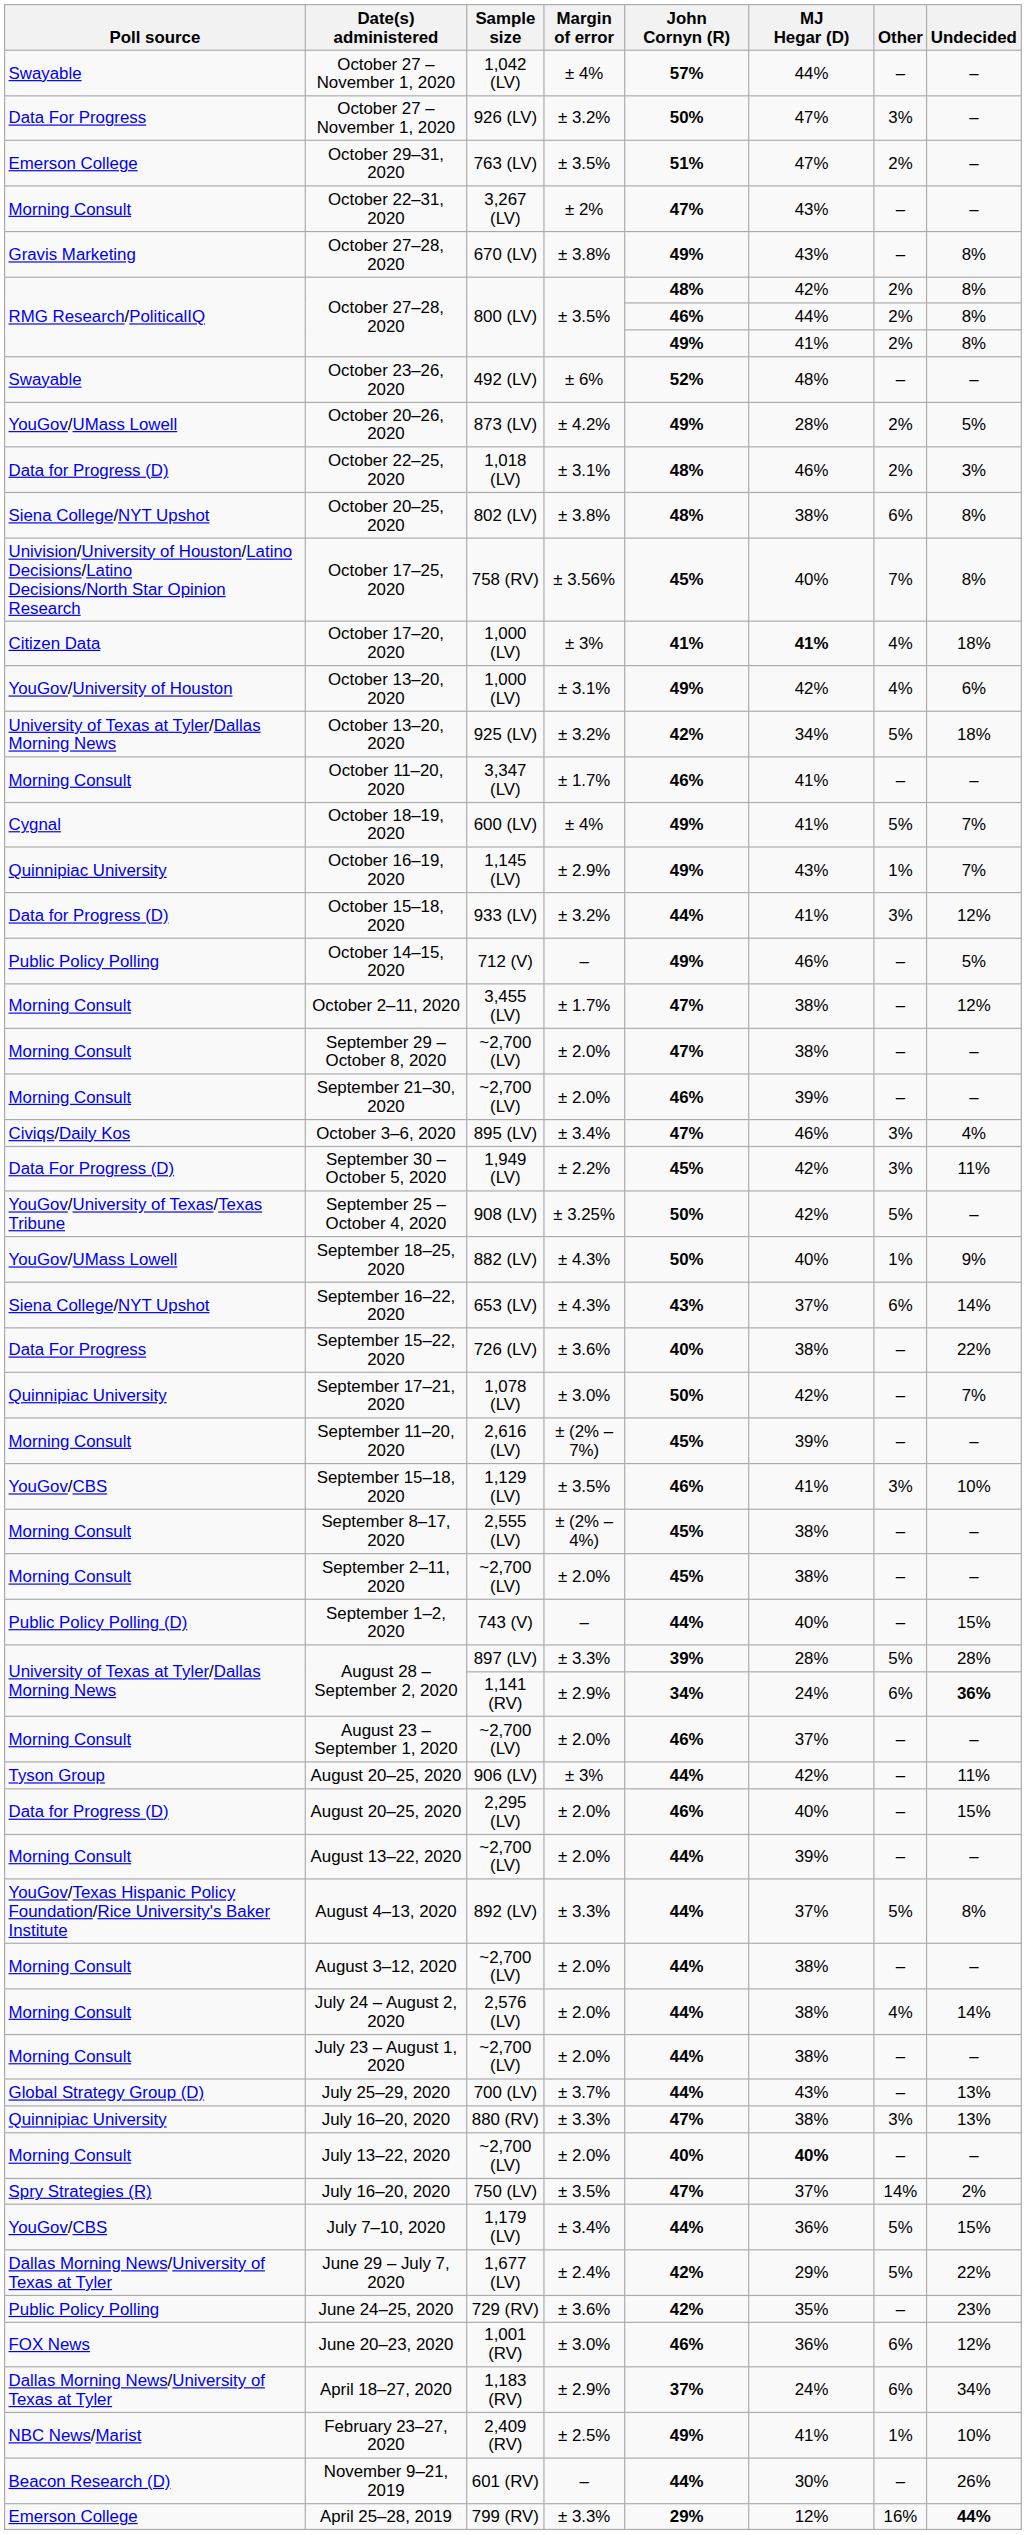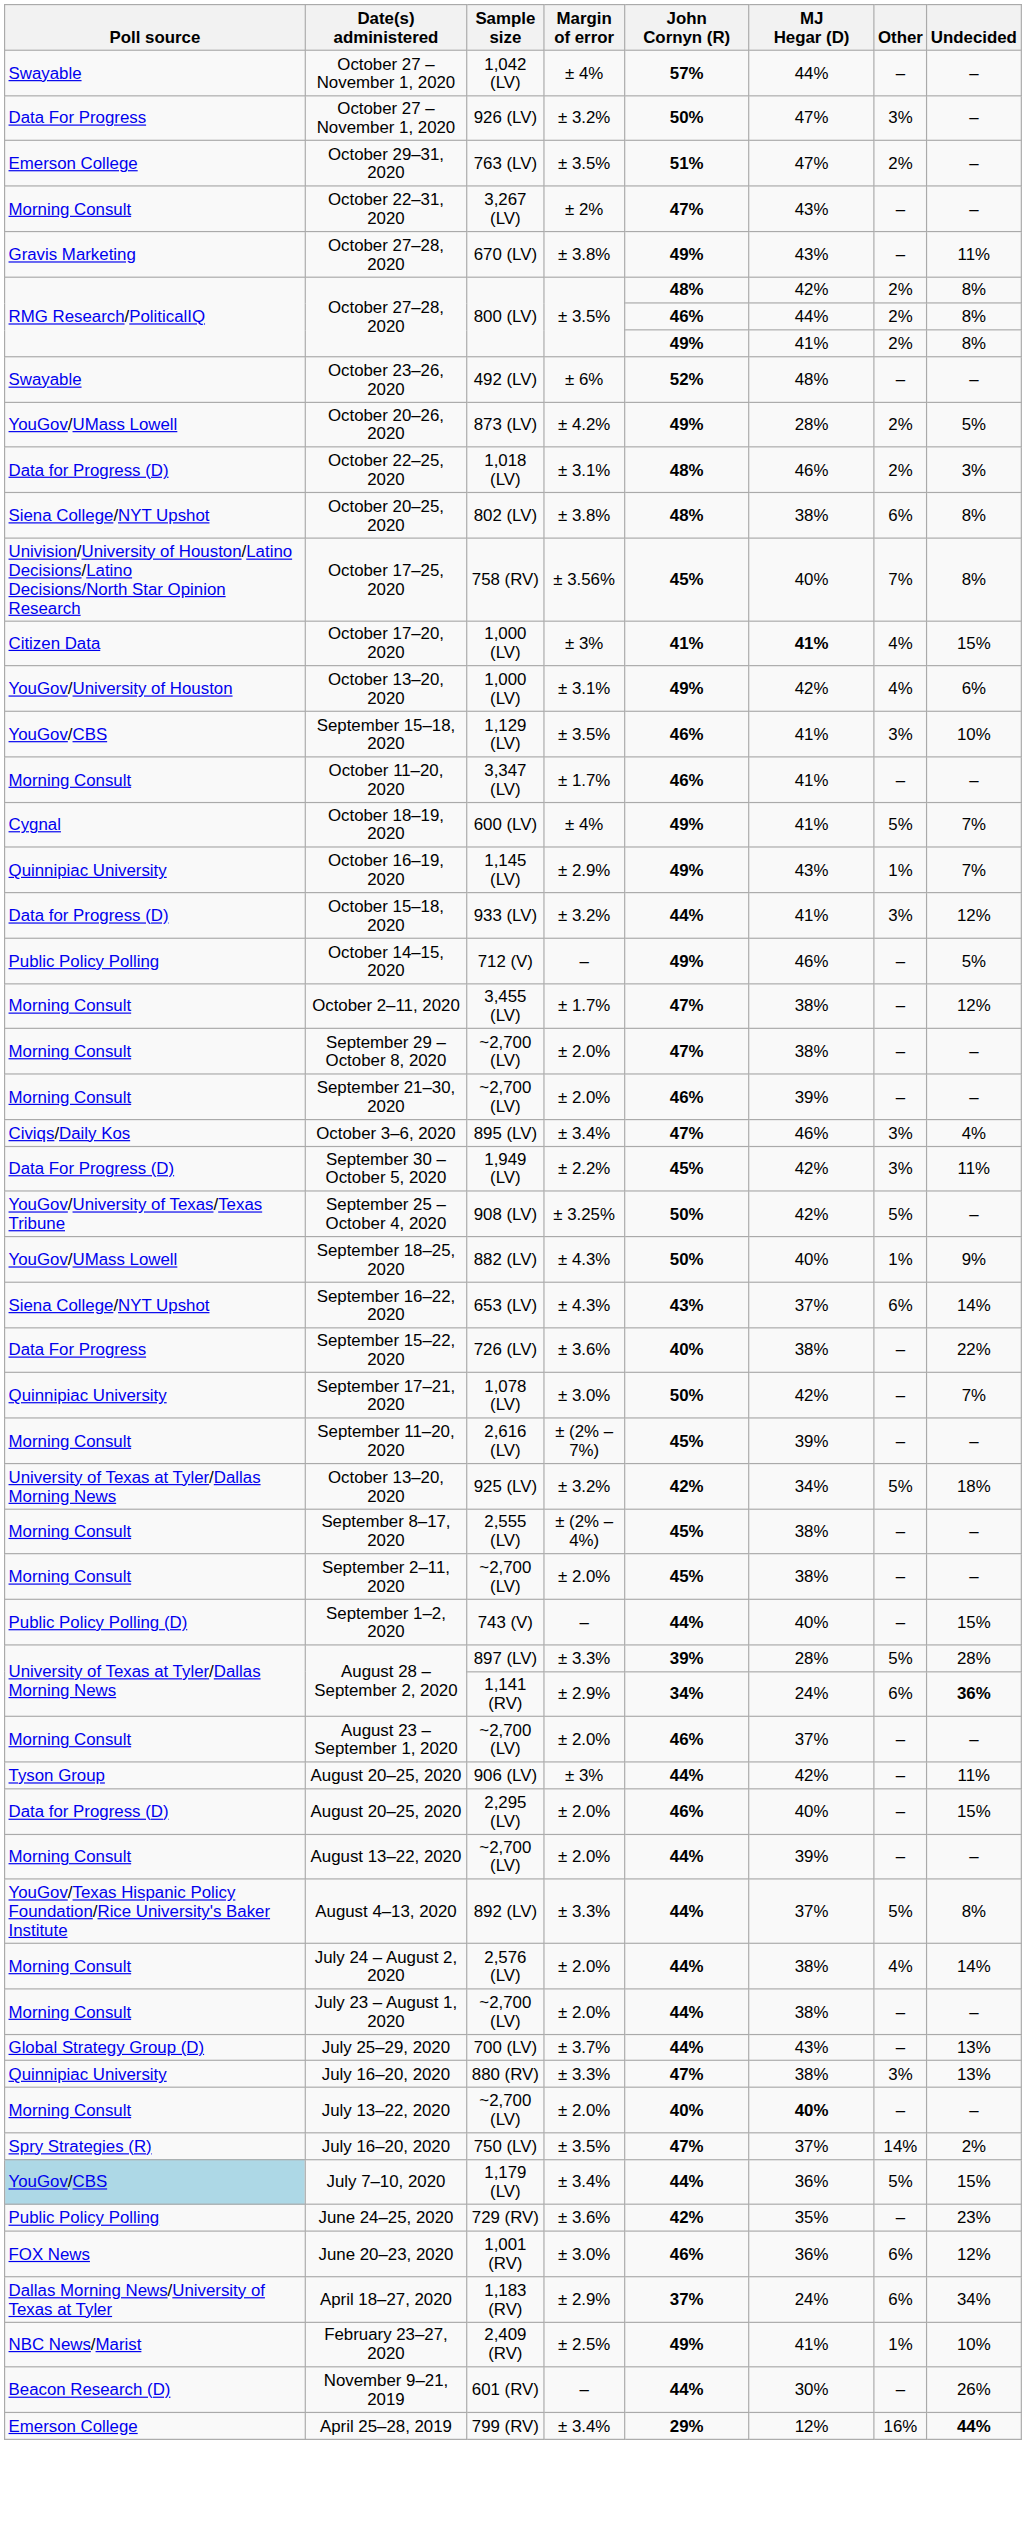(974, 254) 8% -> (974, 254) 11%
(974, 644) 18% -> (974, 644) 15%
rows swapped: (386, 734) <-> (386, 1486)
- row: (386, 1966)
(58, 2228) no background -> (58, 2182) lightblue background
- row: (386, 2273)
(584, 2517) ± 3.3% -> (584, 2426) ± 3.4%
